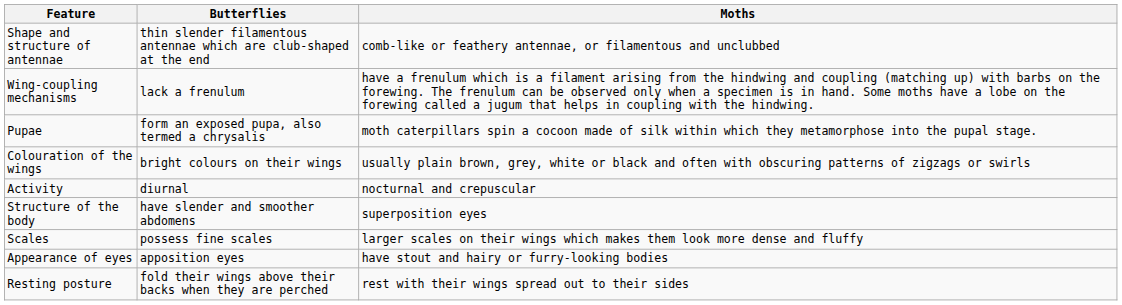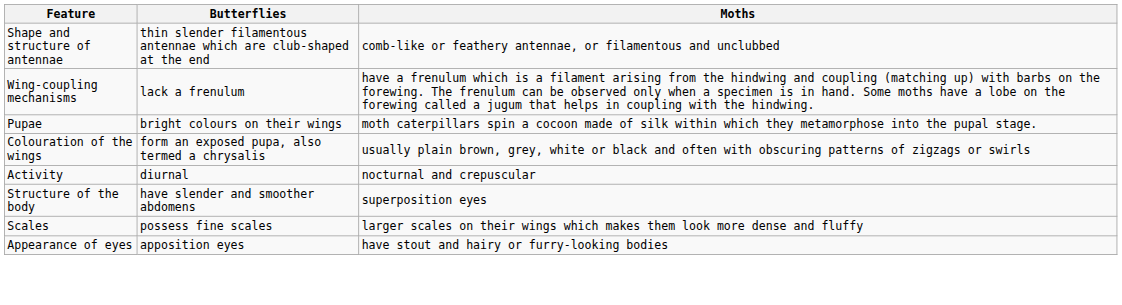(231, 131) form an exposed pupa, also termed a chrysalis -> (241, 124) bright colours on their wings
(241, 163) bright colours on their wings -> (231, 149) form an exposed pupa, also termed a chrysalis
- row: (59, 284)
